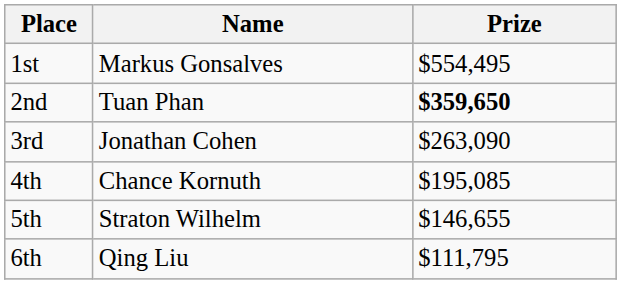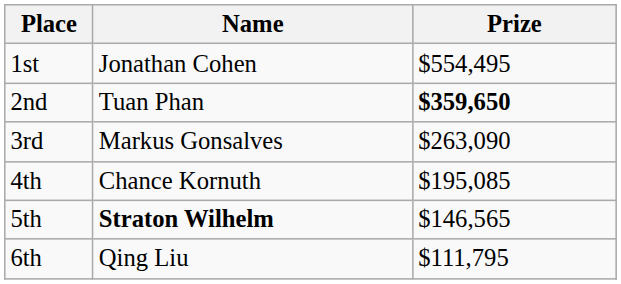(191, 63) Markus Gonsalves -> (178, 63) Jonathan Cohen
(178, 141) Jonathan Cohen -> (191, 141) Markus Gonsalves
(180, 219) normal -> (186, 219) bold
(464, 219) $146,655 -> (464, 219) $146,565
